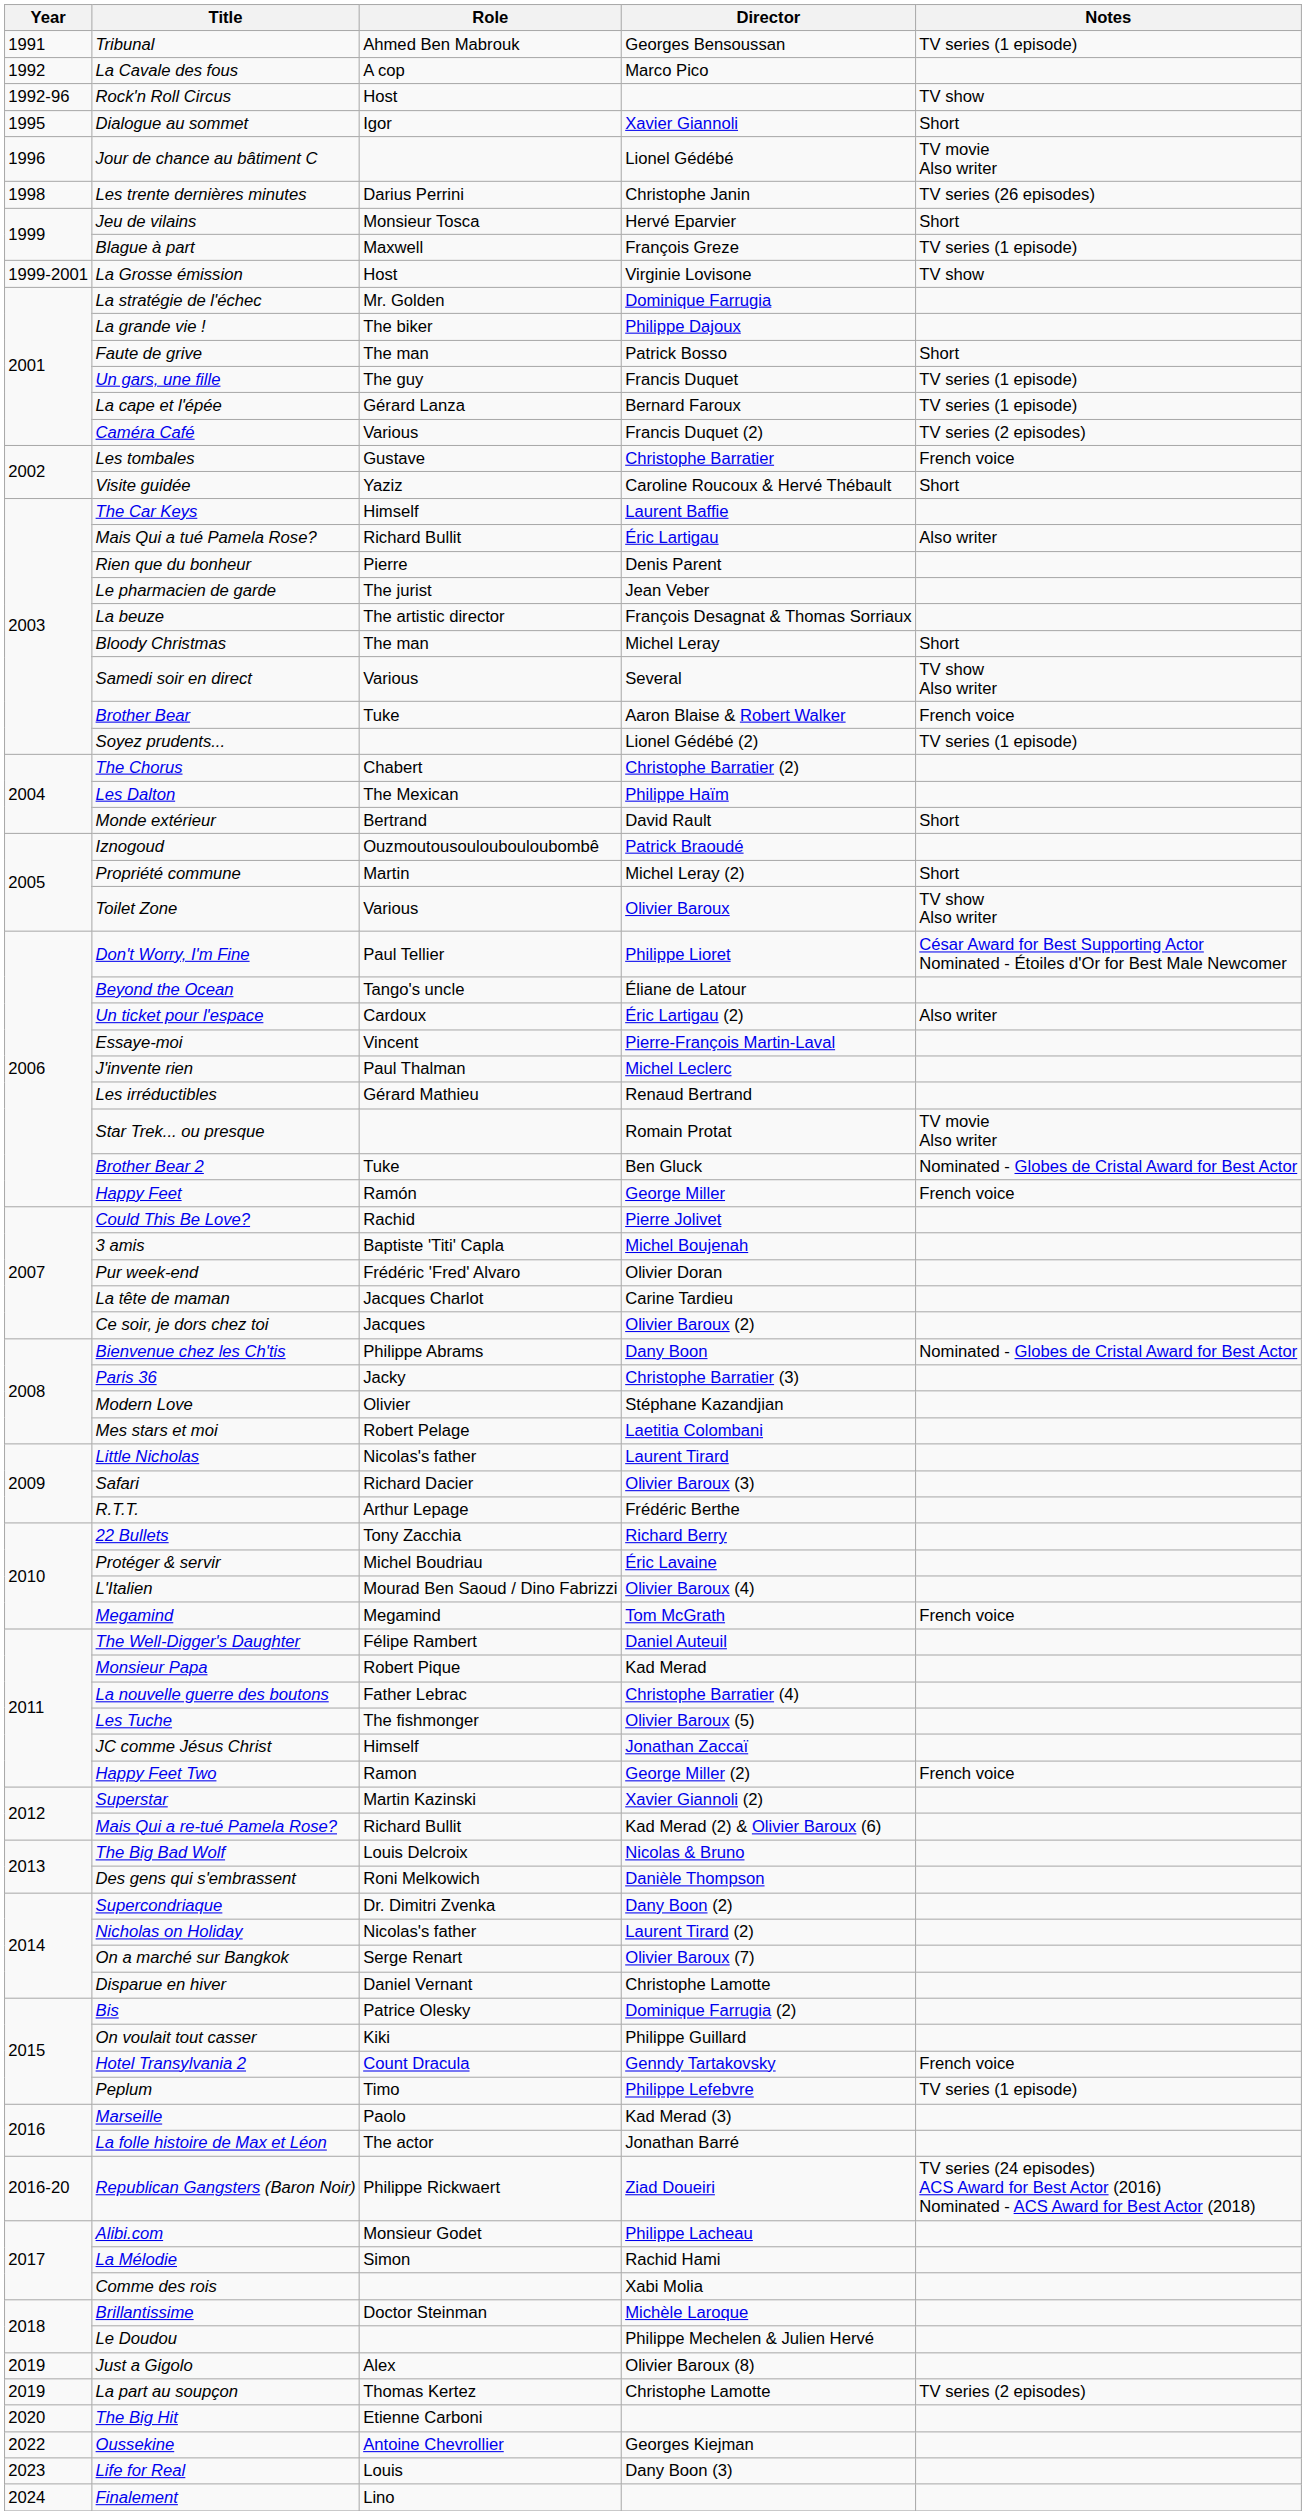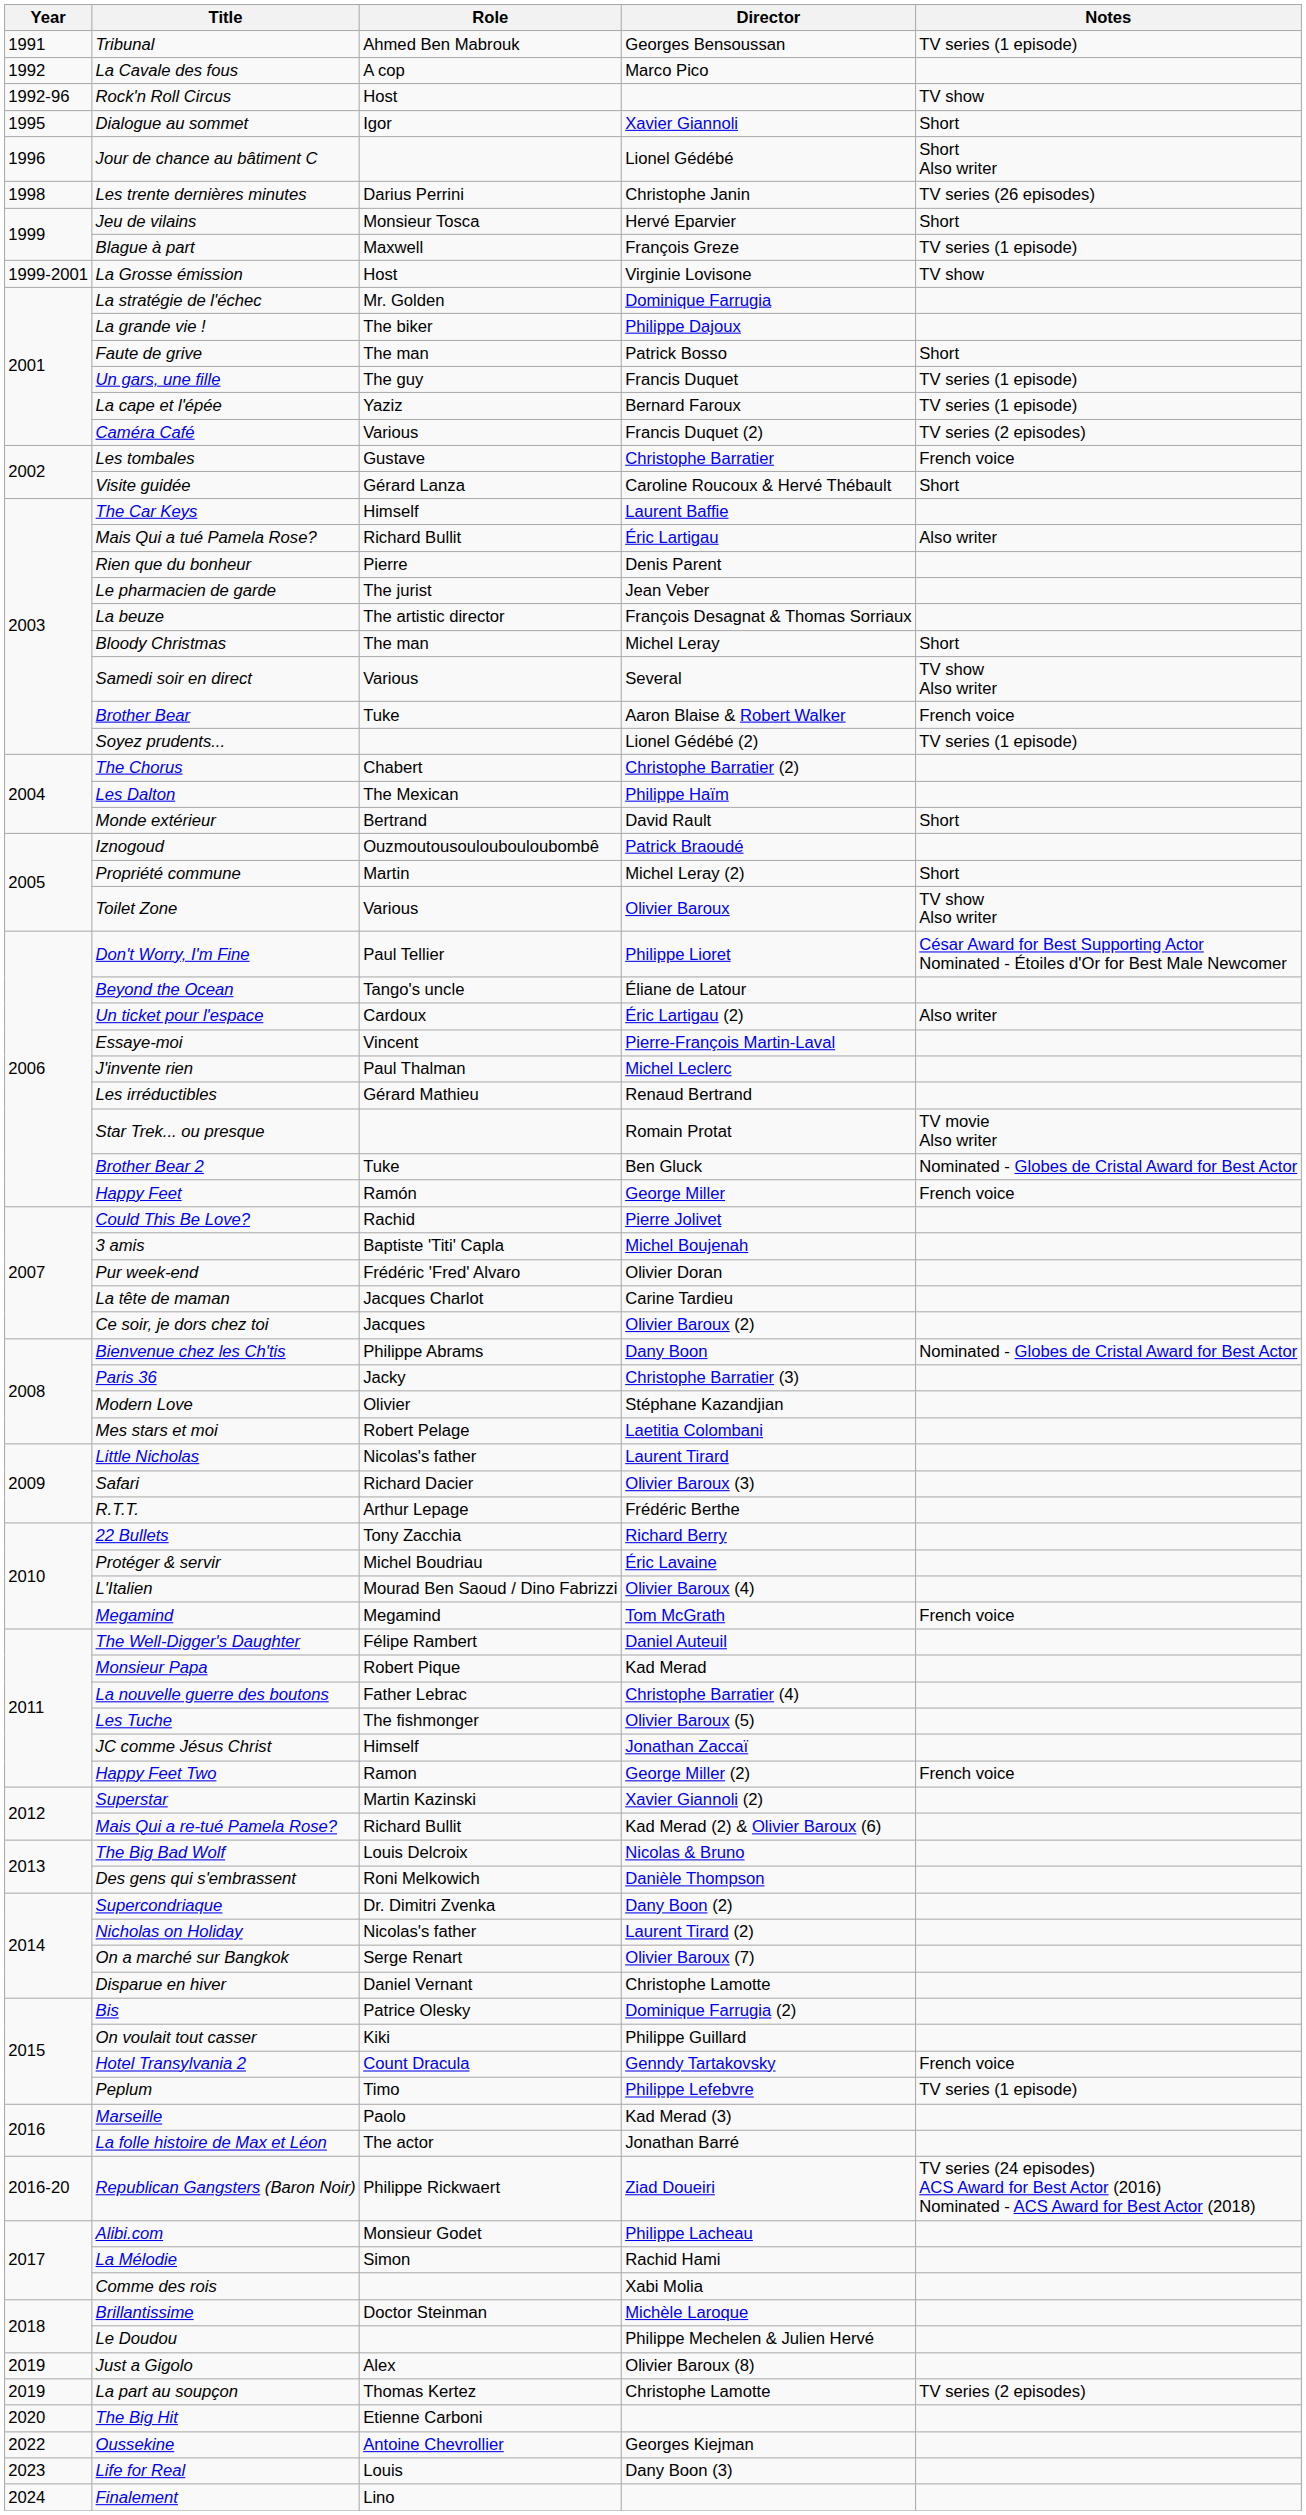(958, 159) TV movie Also writer -> (958, 159) Short Also writer
(414, 405) Gérard Lanza -> (383, 405) Yaziz
(383, 485) Yaziz -> (414, 485) Gérard Lanza
